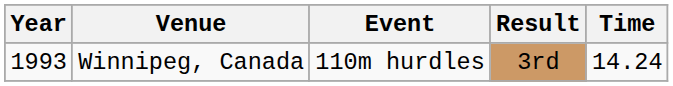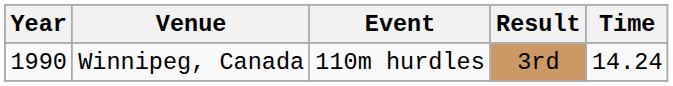(39, 62) 1993 -> (39, 62) 1990
